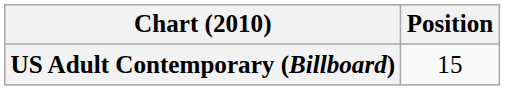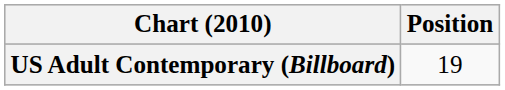(450, 64) 15 -> (450, 64) 19
